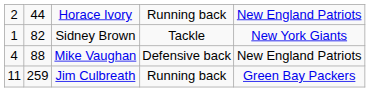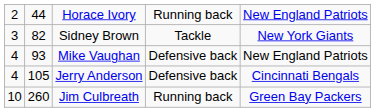(14, 35) 1 -> (15, 35) 3
(38, 55) 88 -> (39, 55) 93
+ row: (99, 76)
(14, 76) 11 -> (15, 96) 10
(38, 76) 259 -> (39, 96) 260
